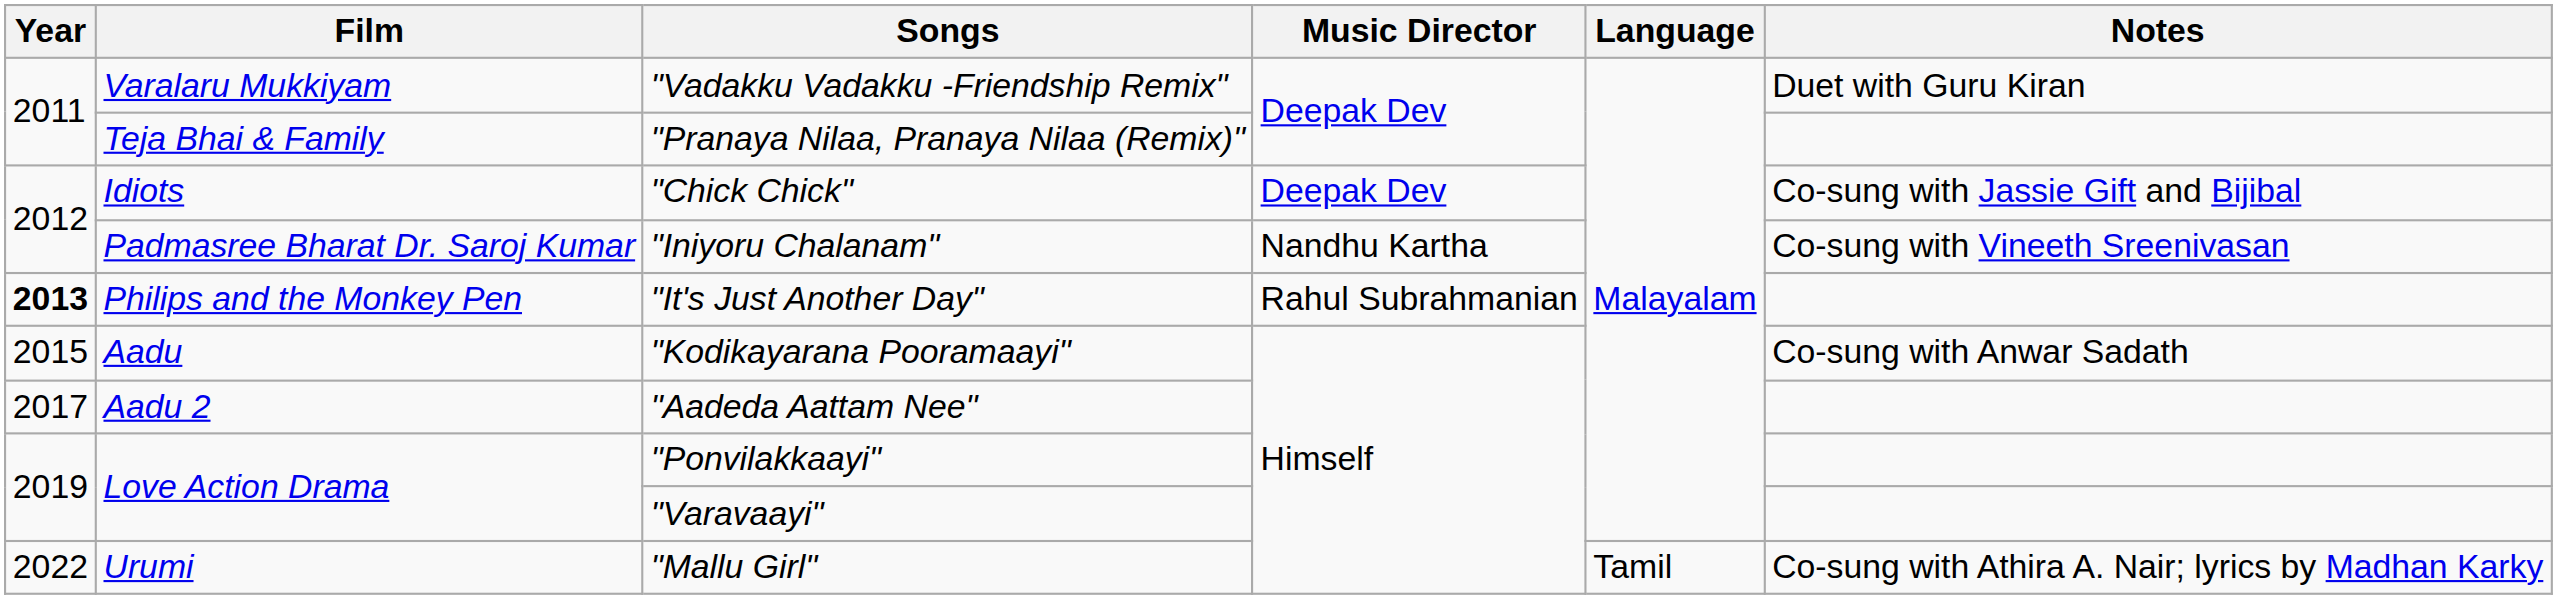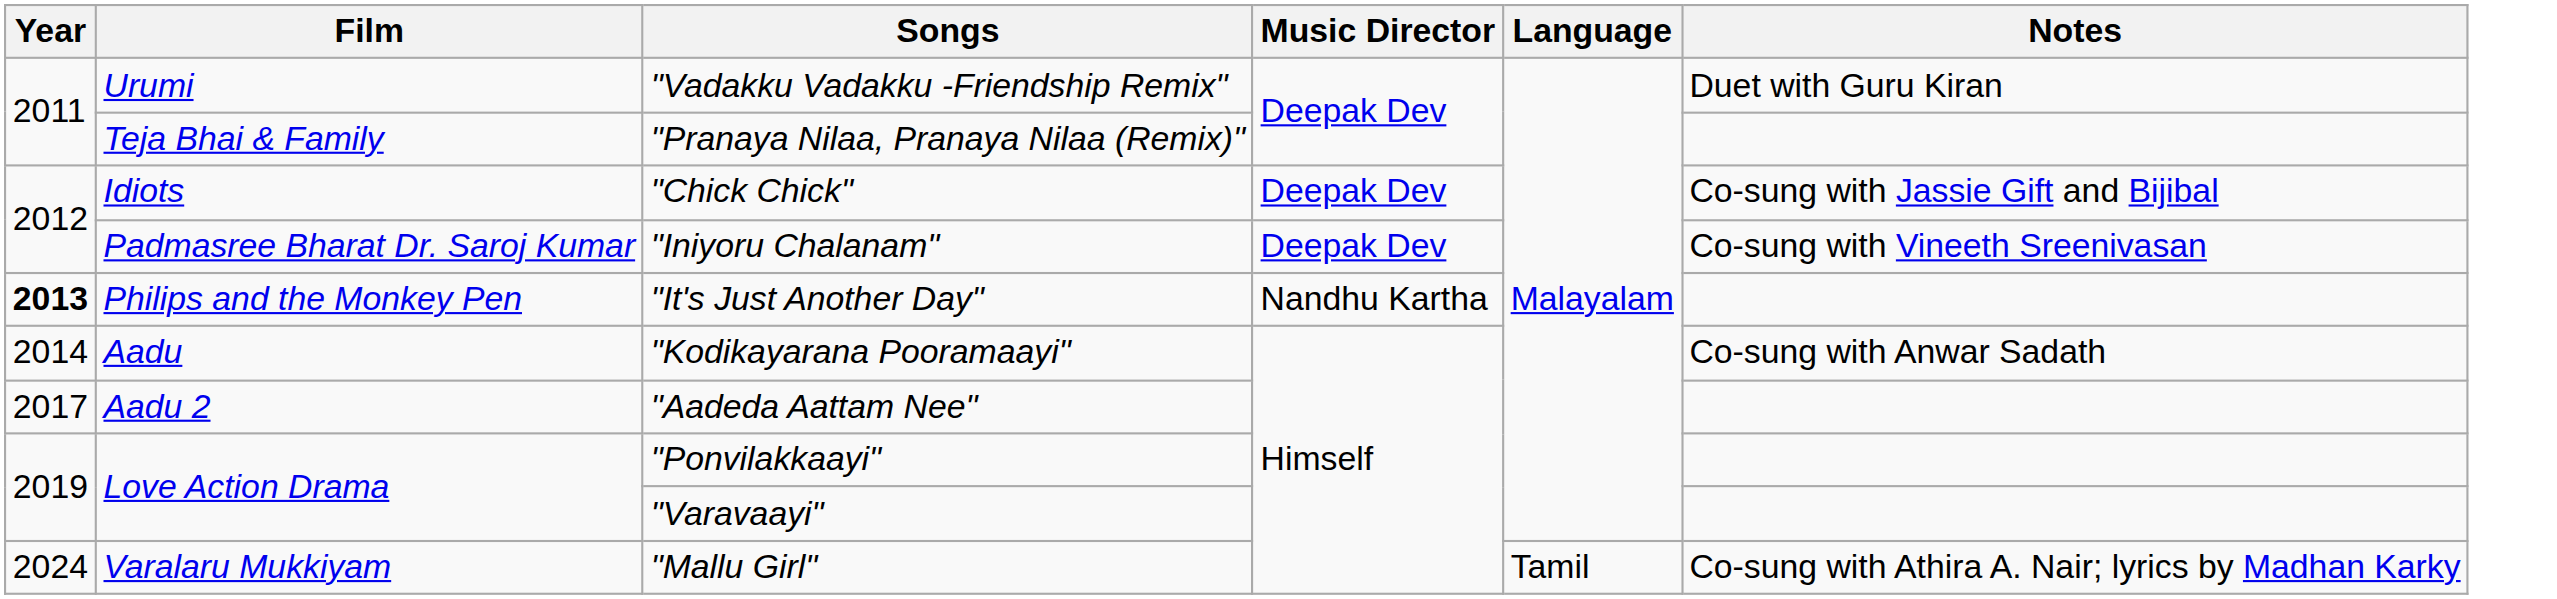(247, 84) Varalaru Mukkiyam -> (149, 84) Urumi
(1374, 245) Nandhu Kartha -> (1353, 245) Deepak Dev
(1419, 298) Rahul Subrahmanian -> (1374, 298) Nandhu Kartha
(50, 352) 2015 -> (50, 352) 2014
(50, 566) 2022 -> (50, 566) 2024
(149, 566) Urumi -> (247, 566) Varalaru Mukkiyam
